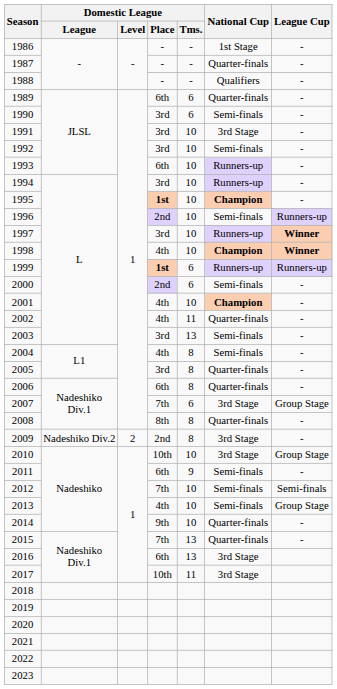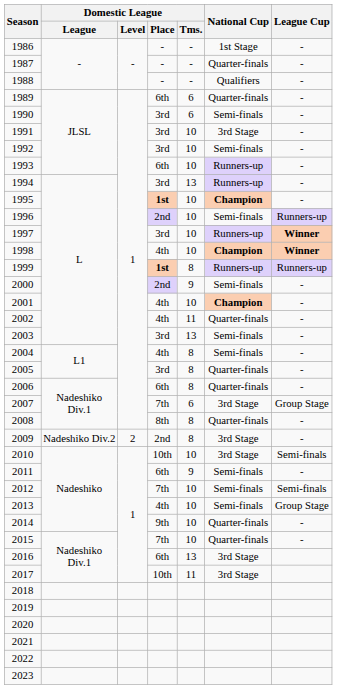(191, 183) 10 -> (191, 183) 13
(191, 268) 6 -> (191, 268) 8
(191, 285) 6 -> (191, 285) 9
(302, 455) Group Stage -> (302, 455) Semi-finals
(191, 540) 13 -> (191, 540) 10
